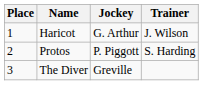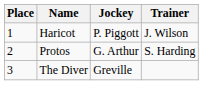(116, 32) G. Arthur -> (116, 32) P. Piggott
(116, 51) P. Piggott -> (116, 51) G. Arthur
